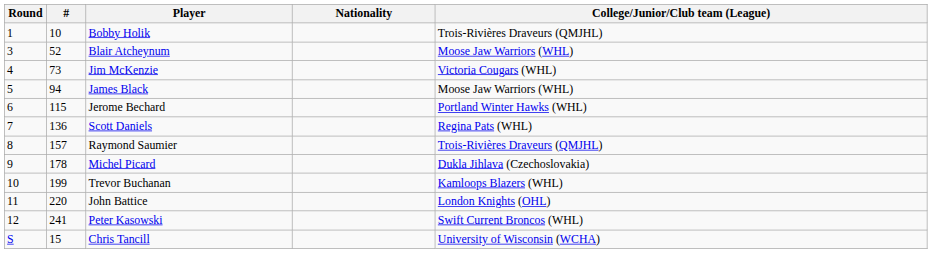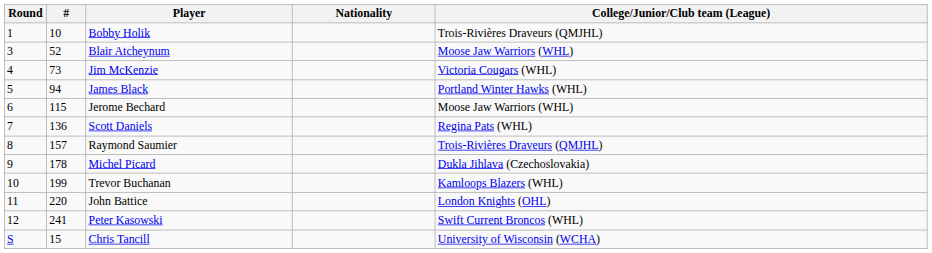(506, 88) Moose Jaw Warriors (WHL) -> (512, 88) Portland Winter Hawks (WHL)
(512, 107) Portland Winter Hawks (WHL) -> (506, 107) Moose Jaw Warriors (WHL)
